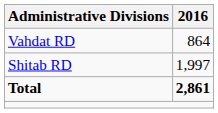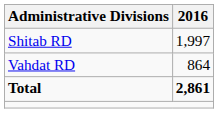rows swapped: (40, 64) <-> (42, 40)
